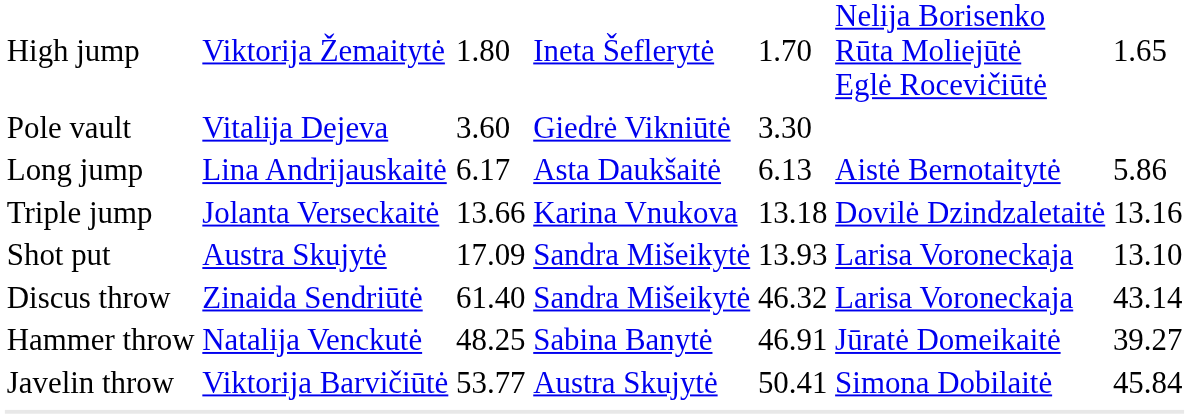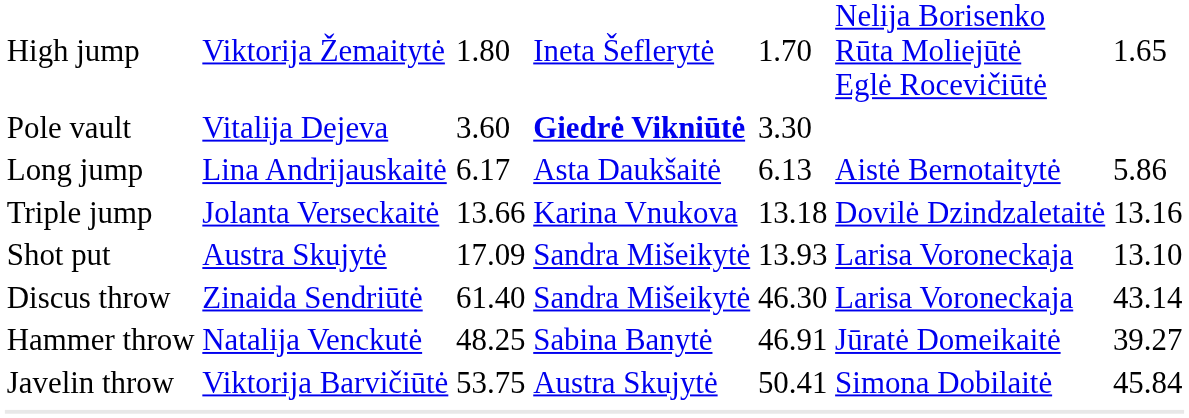(632, 127) normal -> (639, 127) bold
(793, 297) 46.32 -> (793, 297) 46.30
(491, 382) 53.77 -> (491, 382) 53.75
